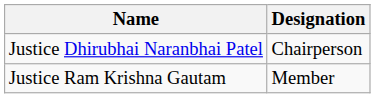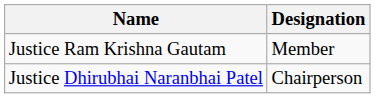rows swapped: (136, 48) <-> (117, 78)
